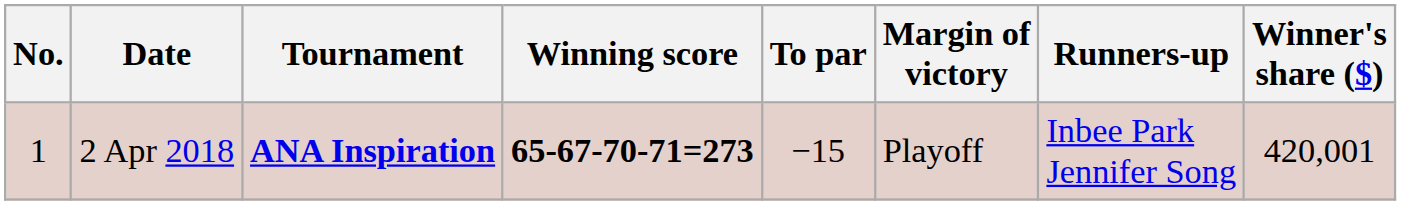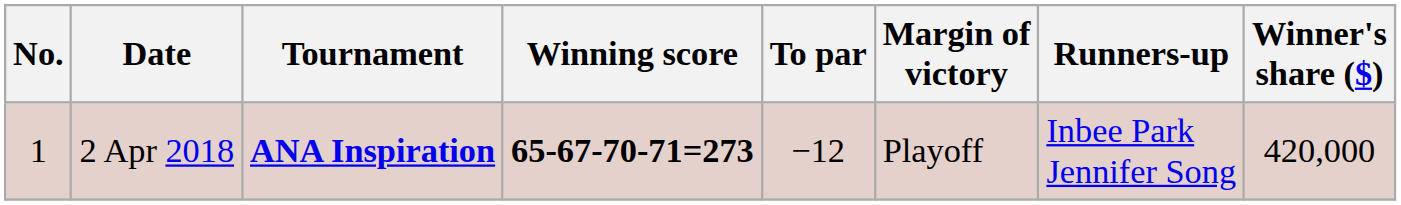(818, 150) −15 -> (818, 150) −12
(1319, 150) 420,001 -> (1319, 150) 420,000
